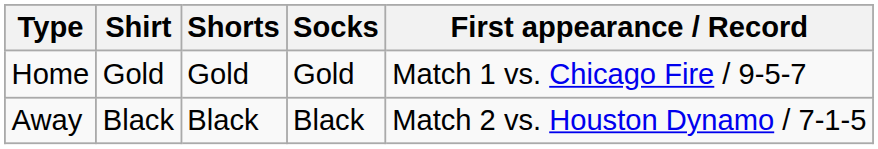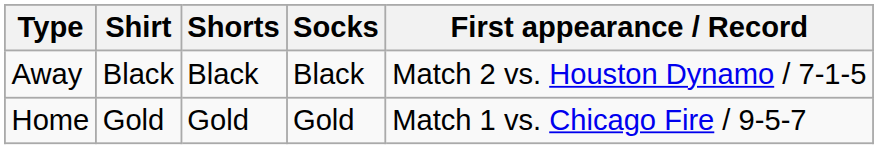rows swapped: (50, 73) <-> (47, 119)
